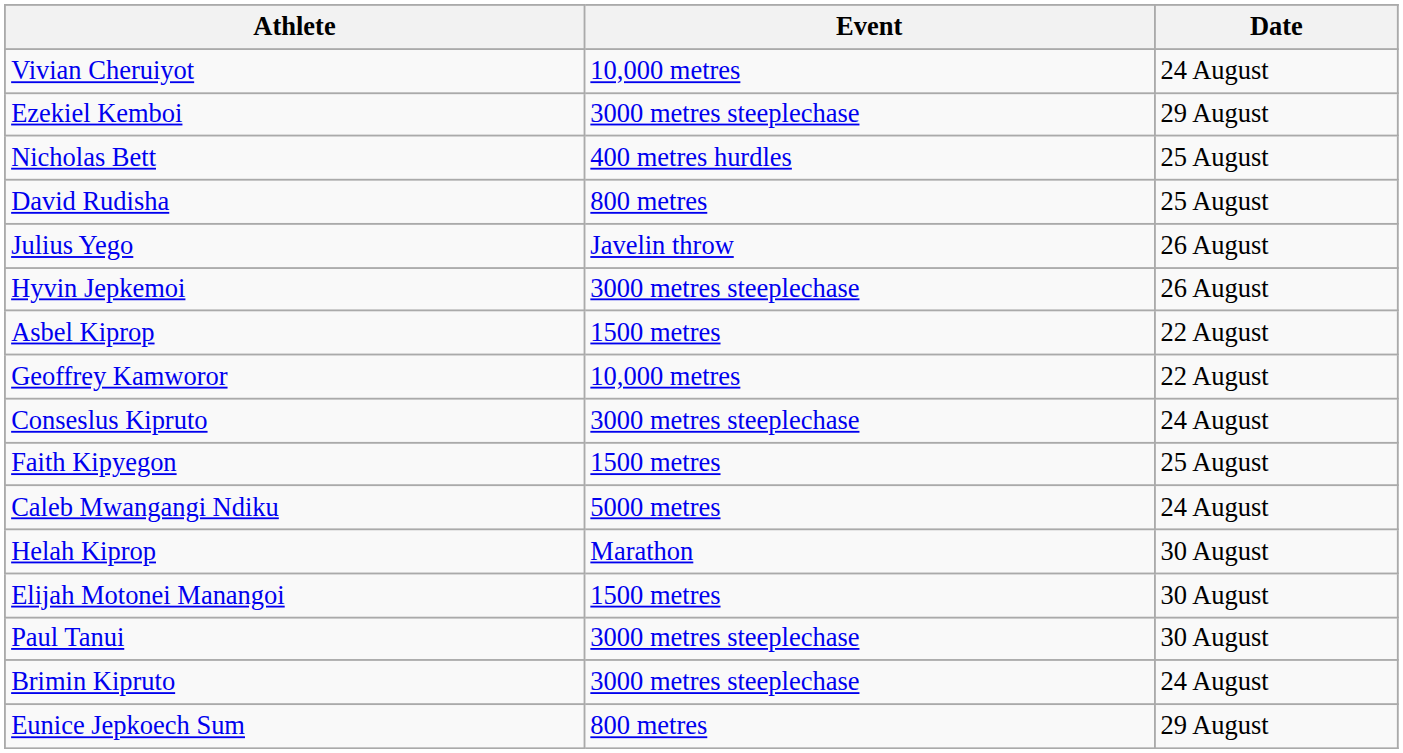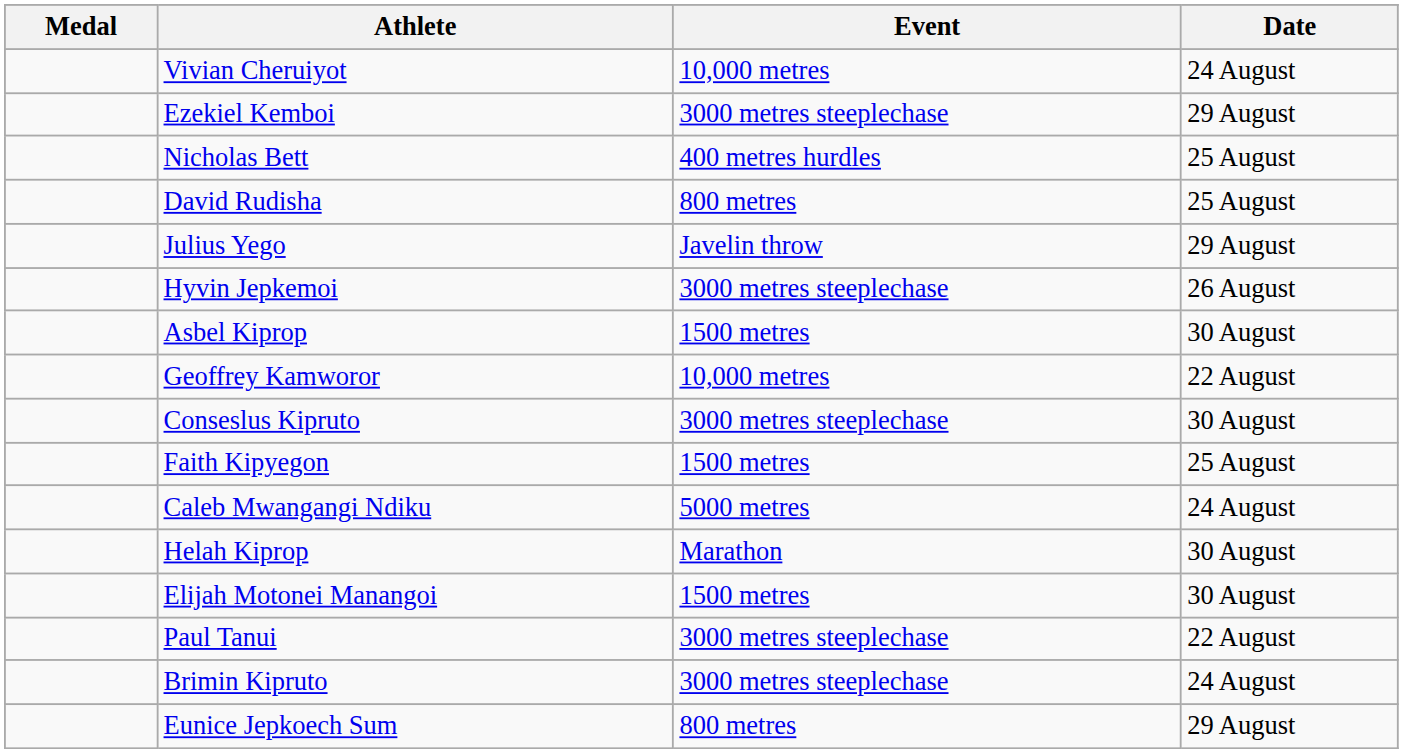+ column: (81, 26)
(1215, 245) 26 August -> (1241, 245) 29 August
(1215, 332) 22 August -> (1241, 332) 30 August
(1215, 420) 24 August -> (1241, 420) 30 August
(1215, 638) 30 August -> (1241, 638) 22 August
